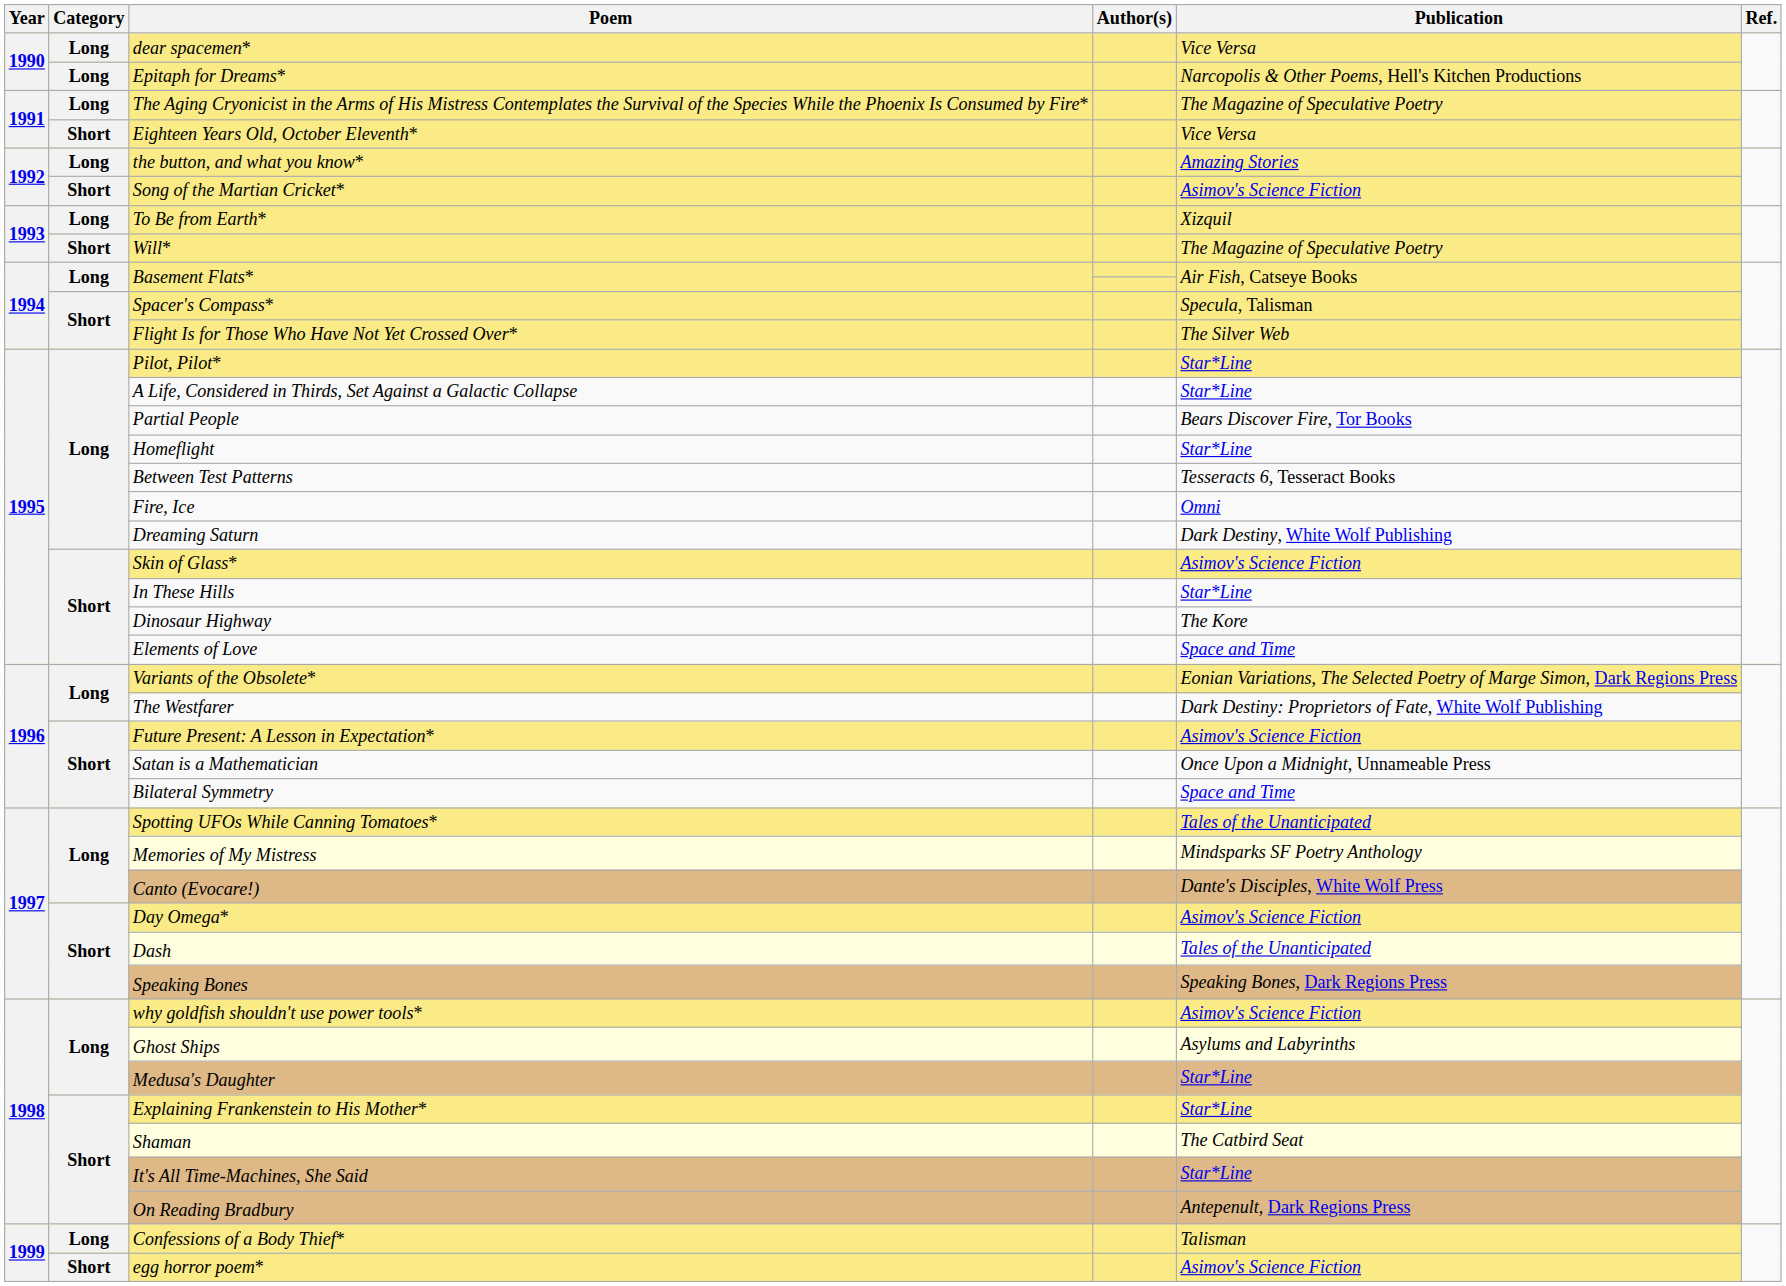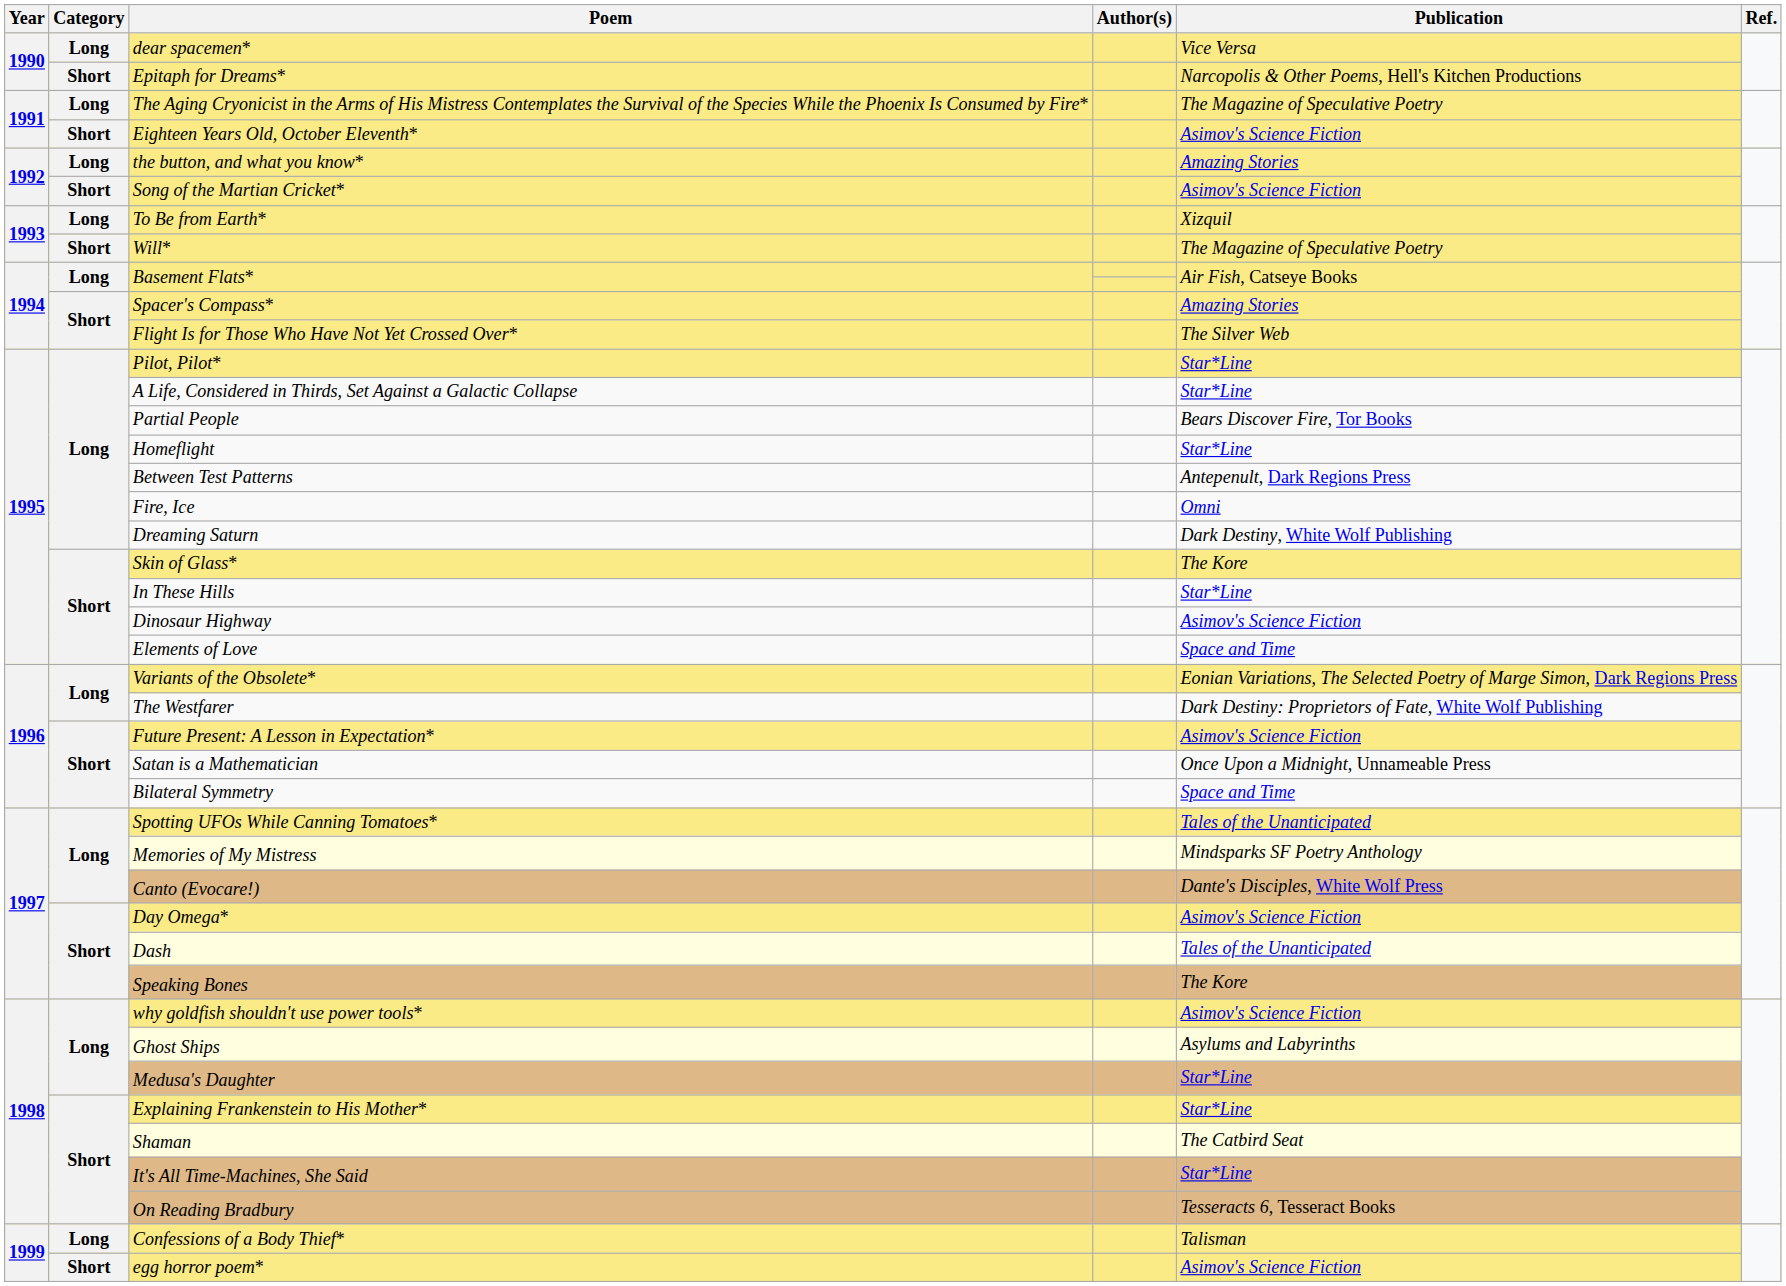(89, 76) Long -> (89, 76) Short
(1218, 133) Vice Versa -> (1271, 133) Asimov's Science Fiction
(1246, 305) Specula, Talisman -> (1239, 305) Amazing Stories
(1288, 477) Tesseracts 6, Tesseract Books -> (1295, 477) Antepenult, Dark Regions Press
(1271, 563) Asimov's Science Fiction -> (1214, 563) The Kore
(1214, 620) The Kore -> (1271, 620) Asimov's Science Fiction
(1314, 982) Speaking Bones, Dark Regions Press -> (1214, 982) The Kore
(1295, 1207) Antepenult, Dark Regions Press -> (1288, 1207) Tesseracts 6, Tesseract Books
